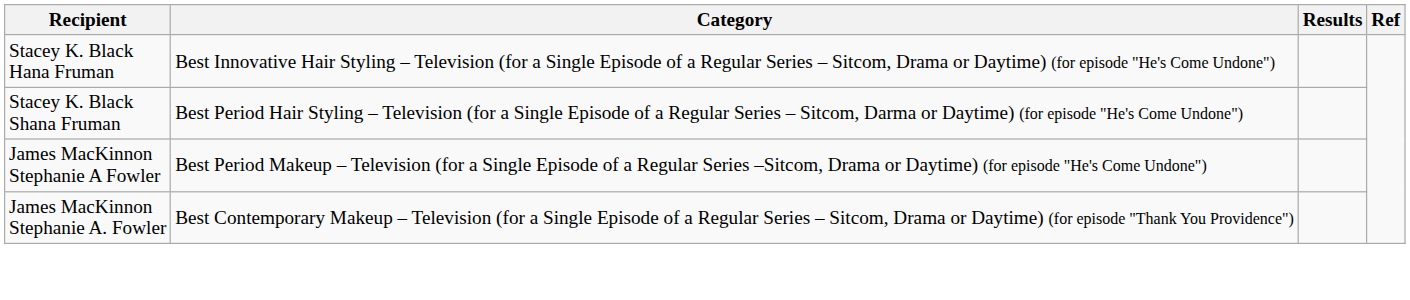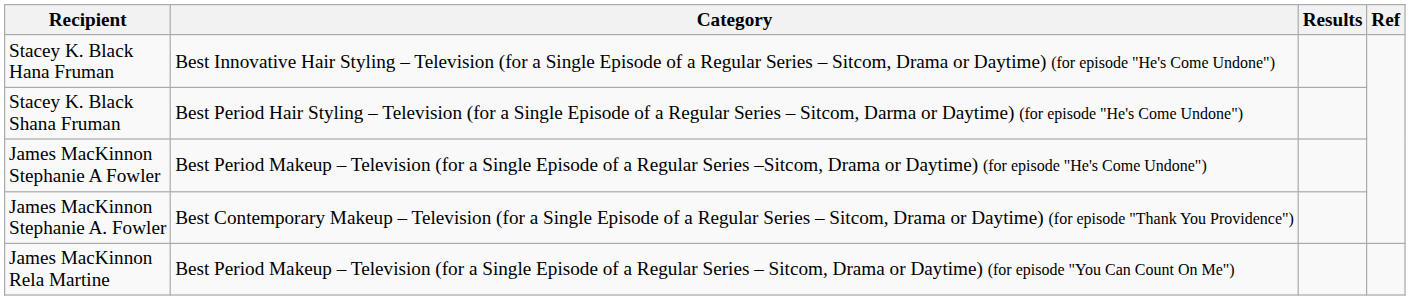+ row: (81, 269)
